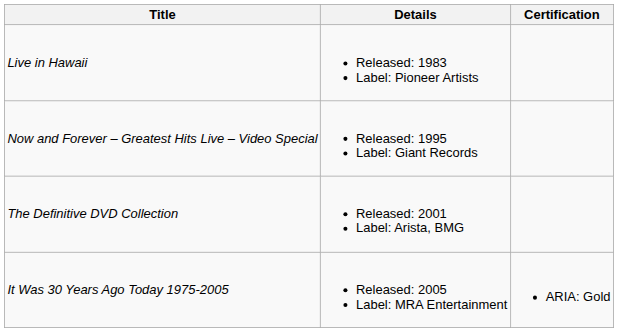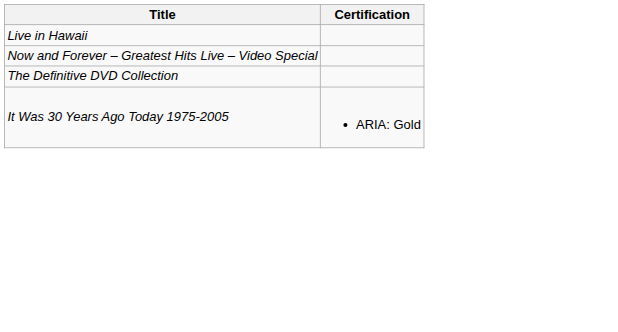- column: (415, 14)
